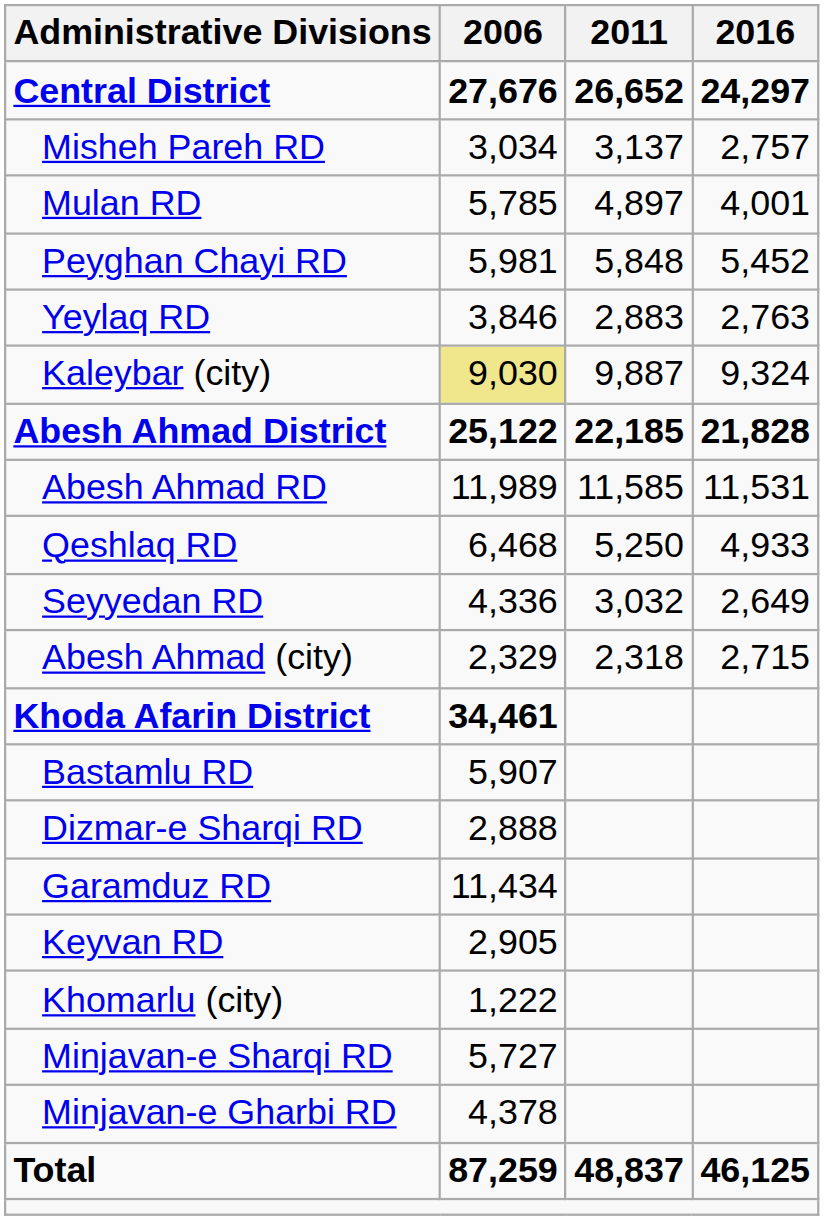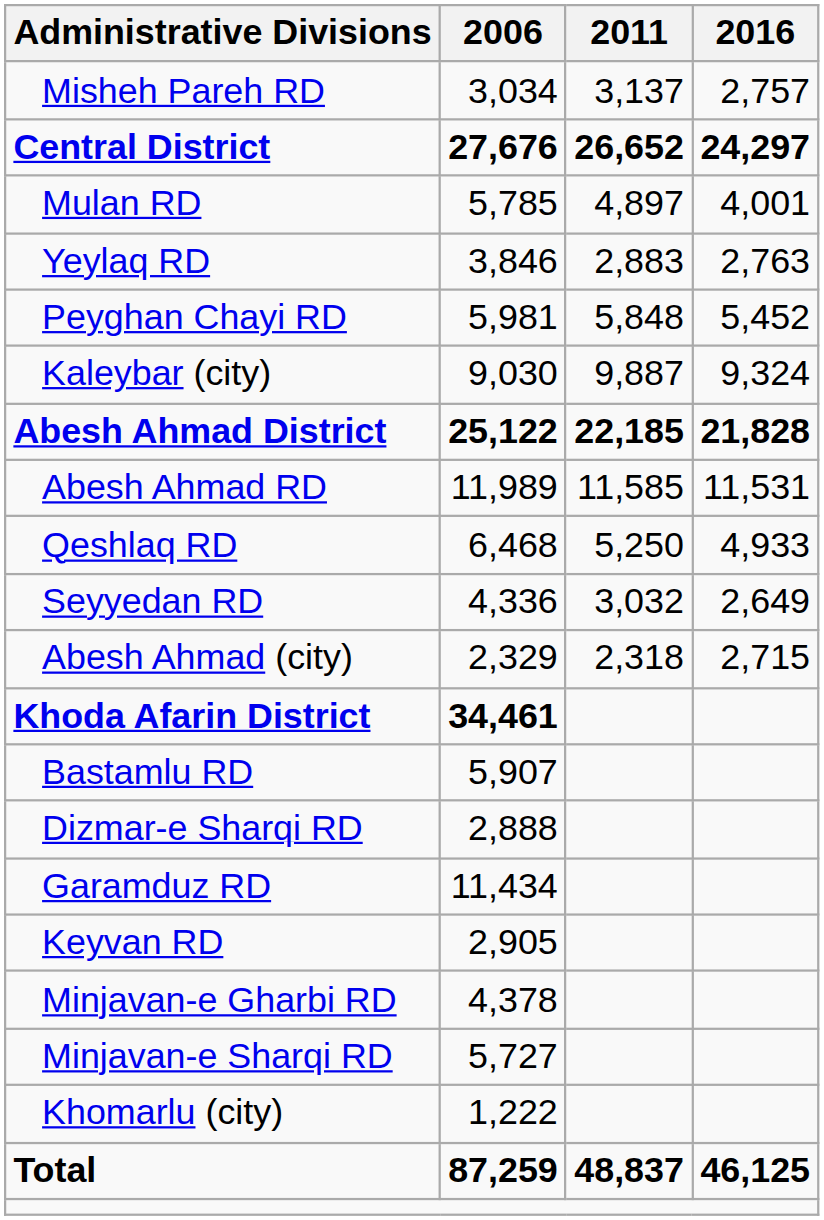rows swapped: (142, 89) <-> (184, 146)
rows swapped: (194, 260) <-> (126, 317)
(513, 373) khaki background -> (513, 373) no background
rows swapped: (219, 1112) <-> (163, 999)
